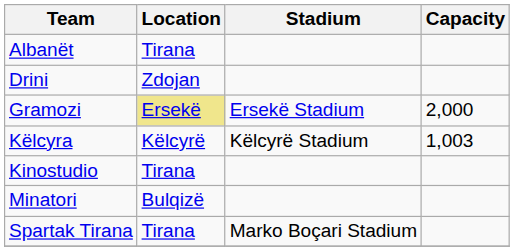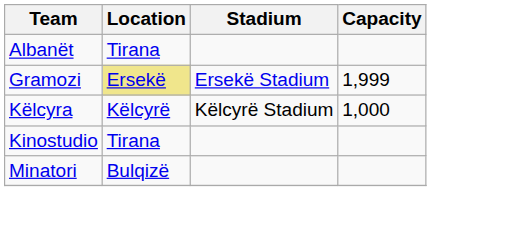- row: (29, 79)
(450, 110) 2,000 -> (366, 79) 1,999
(450, 140) 1,003 -> (366, 110) 1,000
- row: (71, 230)
